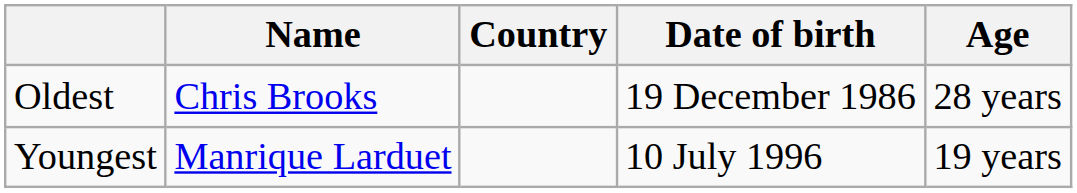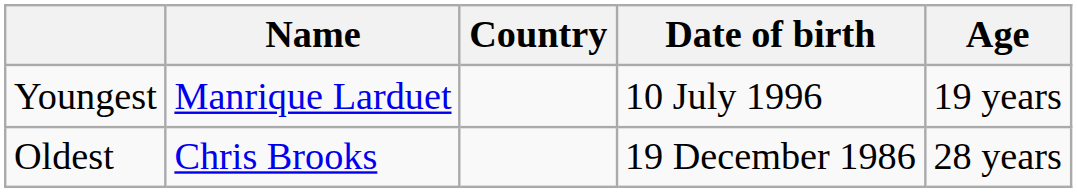rows swapped: (85, 156) <-> (64, 95)
